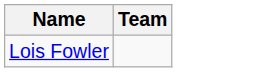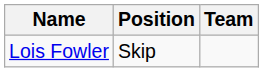+ column: (156, 19)
